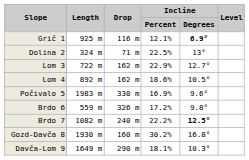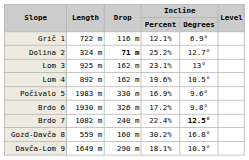(91, 39) 925 m -> (91, 39) 722 m
(199, 39) bold -> (199, 39) normal
(130, 53) normal -> (130, 53) bold
(161, 53) 22.5% -> (161, 53) 25.2%
(199, 53) 13° -> (199, 53) 12.7°
(91, 66) 722 m -> (91, 66) 925 m
(161, 66) 22.9% -> (161, 66) 23.1%
(199, 66) 12.7° -> (199, 66) 13°
(161, 80) 18.6% -> (161, 80) 19.6%
(91, 107) 559 m -> (89, 107) 1930 m
(161, 121) 22.2% -> (161, 121) 22.4%
(89, 135) 1930 m -> (91, 135) 559 m
